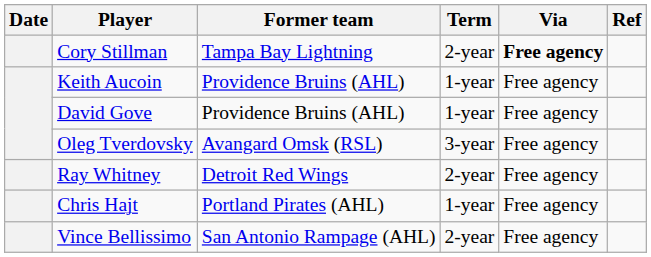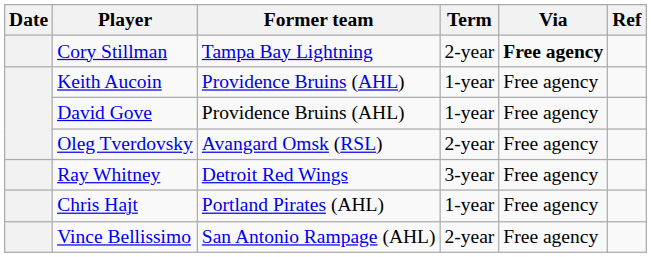(469, 143) 3-year -> (469, 143) 2-year
(469, 174) 2-year -> (469, 174) 3-year
